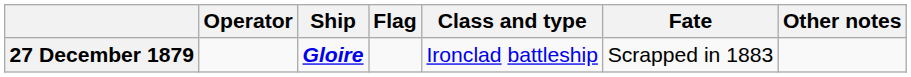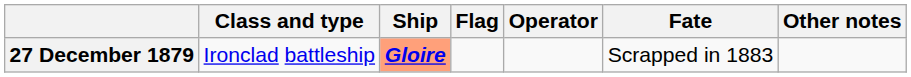columns swapped: (248, 21) <-> (512, 21)
(333, 54) no background -> (415, 54) lightsalmon background
